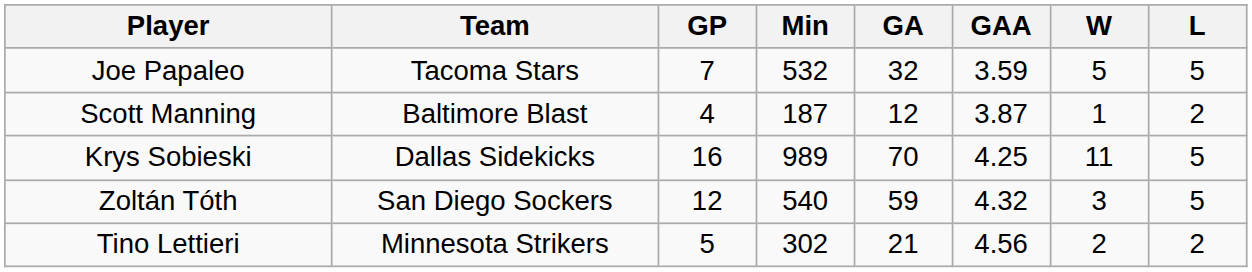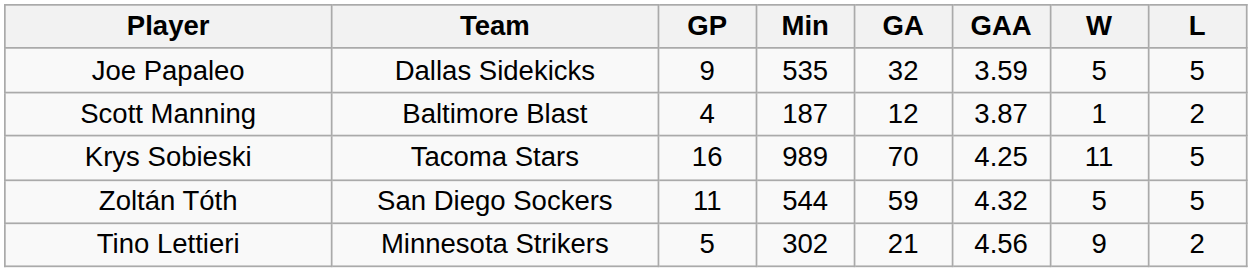(495, 69) Tacoma Stars -> (495, 69) Dallas Sidekicks
(707, 69) 7 -> (707, 69) 9
(805, 69) 532 -> (805, 69) 535
(495, 157) Dallas Sidekicks -> (495, 157) Tacoma Stars
(707, 200) 12 -> (707, 200) 11
(805, 200) 540 -> (805, 200) 544
(1099, 200) 3 -> (1099, 200) 5
(1099, 244) 2 -> (1099, 244) 9
